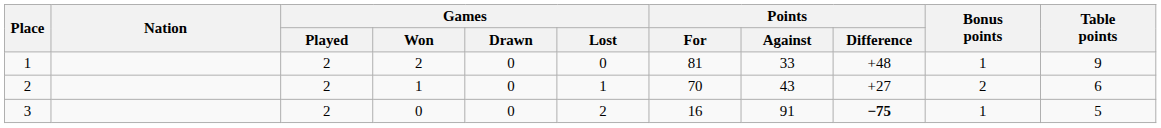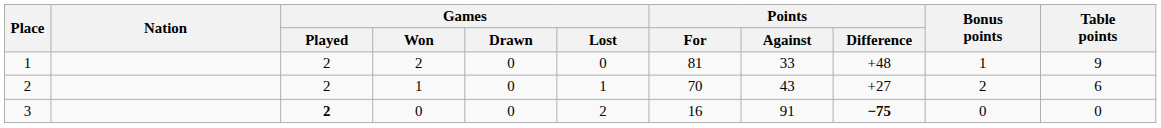(327, 110) normal -> (327, 110) bold
(983, 110) 1 -> (983, 110) 0
(1098, 110) 5 -> (1098, 110) 0
